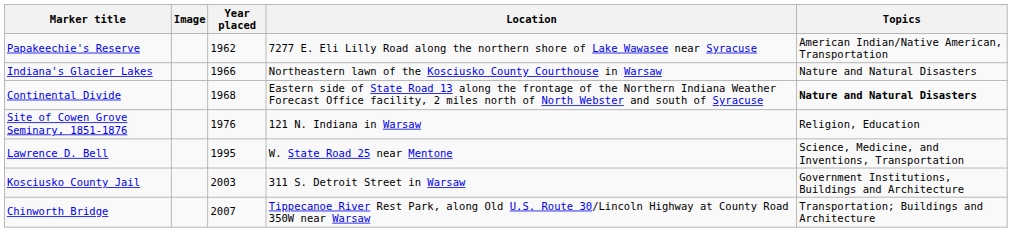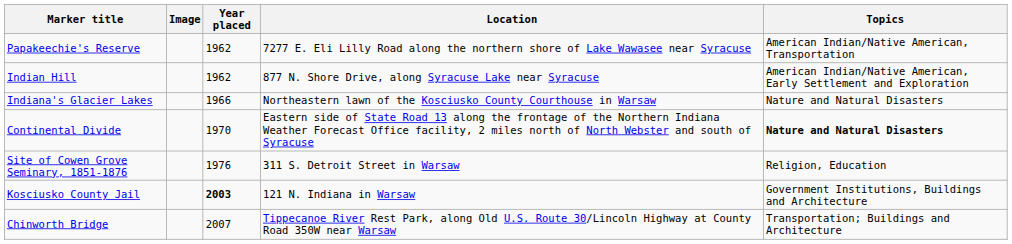+ row: (42, 78)
(223, 95) 1968 -> (218, 130) 1970
(345, 124) 121 N. Indiana in Warsaw -> (361, 166) 311 S. Detroit Street in Warsaw
- row: (58, 153)
(223, 183) normal -> (218, 195) bold
(367, 183) 311 S. Detroit Street in Warsaw -> (339, 195) 121 N. Indiana in Warsaw
